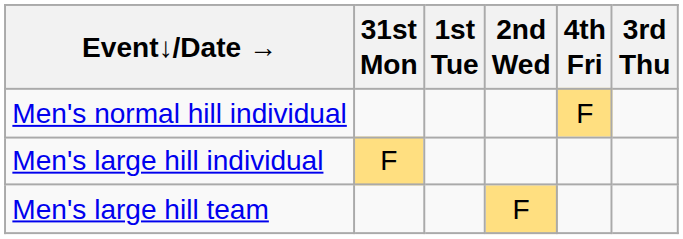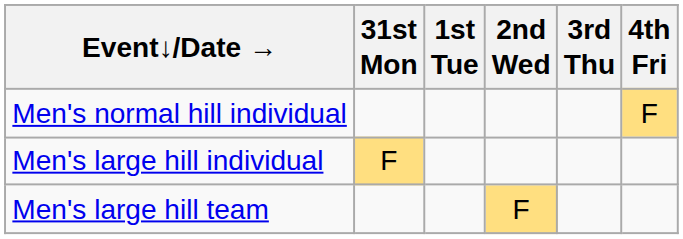columns swapped: (645, 47) <-> (585, 47)
